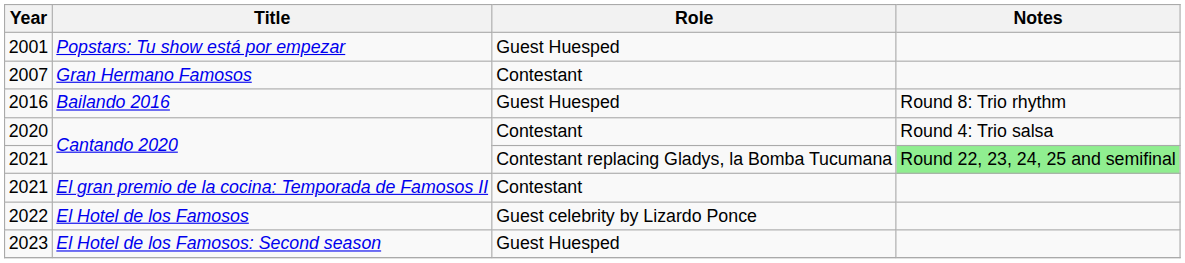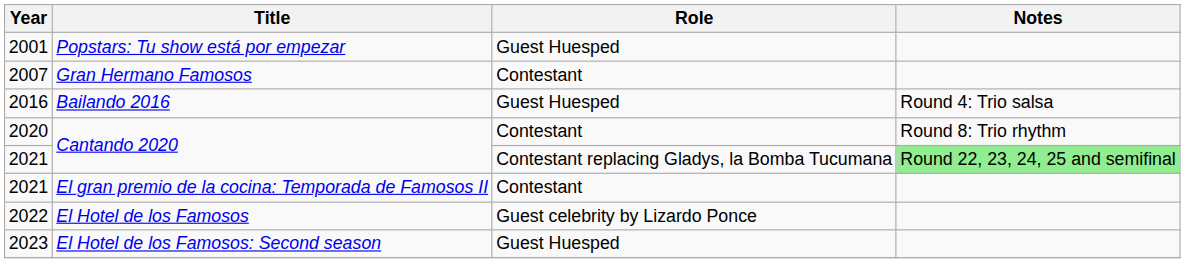(983, 103) Round 8: Trio rhythm -> (977, 103) Round 4: Trio salsa
(977, 131) Round 4: Trio salsa -> (983, 131) Round 8: Trio rhythm
